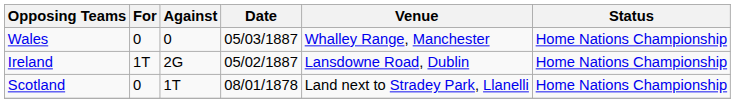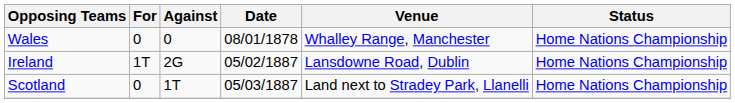(261, 39) 05/03/1887 -> (261, 39) 08/01/1878
(261, 86) 08/01/1878 -> (261, 86) 05/03/1887
